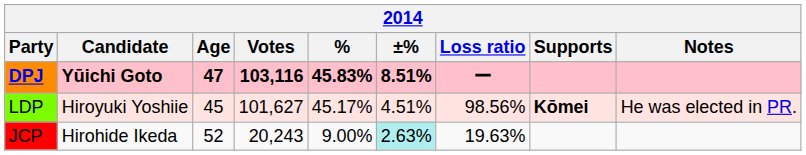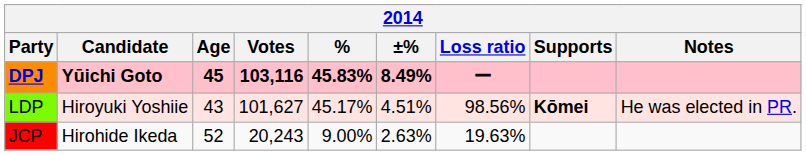(213, 77) 47 -> (213, 77) 45
(406, 77) 8.51% -> (406, 77) 8.49%
(213, 107) 45 -> (213, 107) 43
(406, 135) paleturquoise background -> (406, 135) no background
